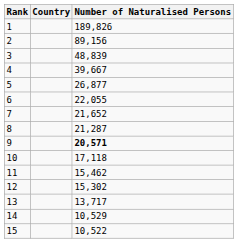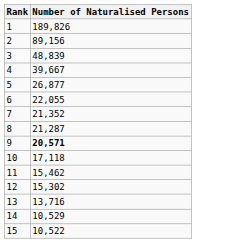- column: (51, 12)
(91, 114) 21,652 -> (49, 114) 21,352
(91, 202) 13,717 -> (49, 202) 13,716
